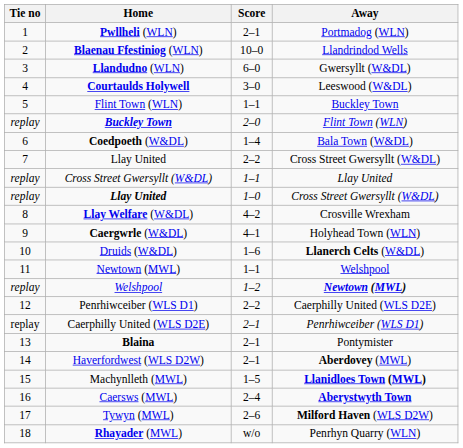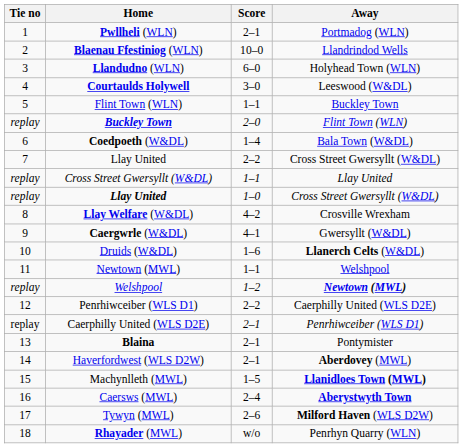(365, 68) Gwersyllt (W&DL) -> (365, 68) Holyhead Town (WLN)
(365, 232) Holyhead Town (WLN) -> (365, 232) Gwersyllt (W&DL)
